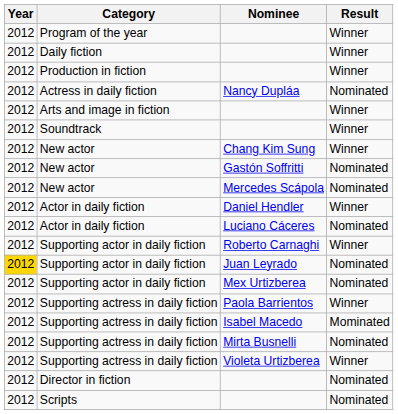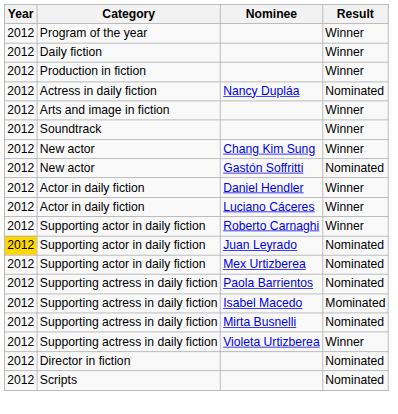- row: (67, 187)
(359, 226) Nominated -> (345, 206) Winner
(349, 303) Winner -> (355, 284) Nominated
